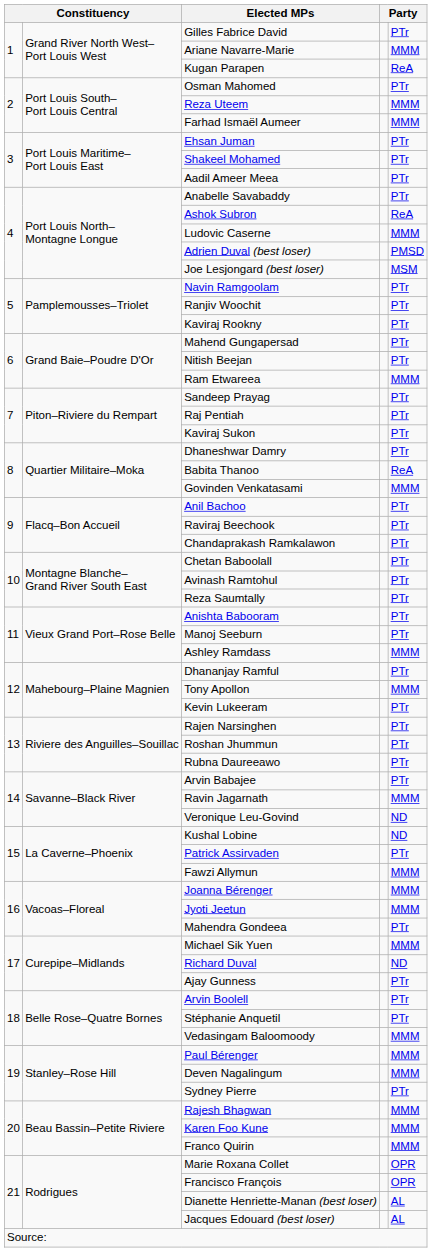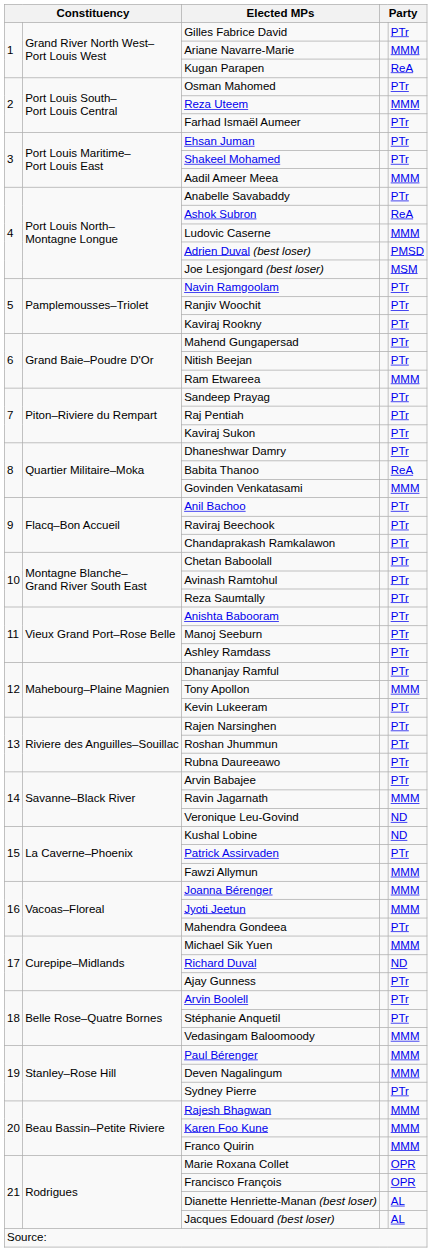(405, 123) MMM -> (400, 123) PTr
(400, 178) PTr -> (405, 178) MMM
(405, 653) MMM -> (400, 653) PTr
